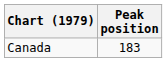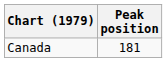(130, 48) 183 -> (130, 48) 181
